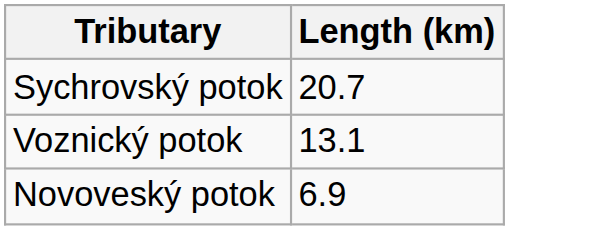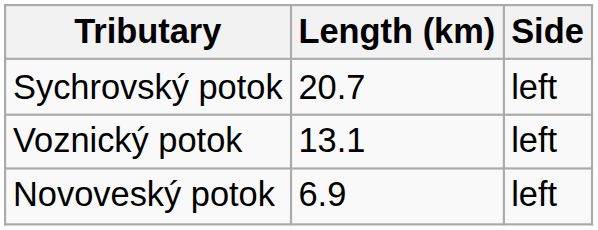+ column: (547, 31)
